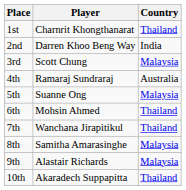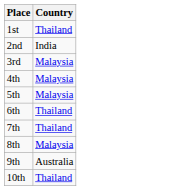- column: (85, 12)
(159, 78) Australia -> (54, 78) Malaysia
(159, 161) Malaysia -> (54, 161) Australia
